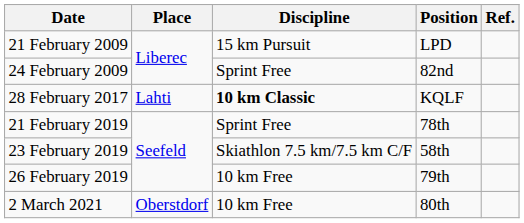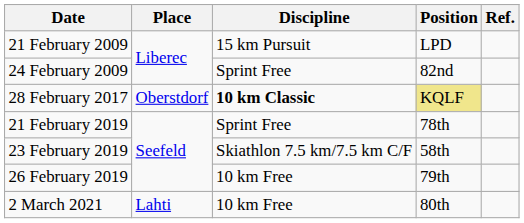(153, 97) Lahti -> (172, 97) Oberstdorf
(442, 97) no background -> (442, 97) khaki background
(172, 204) Oberstdorf -> (153, 204) Lahti
